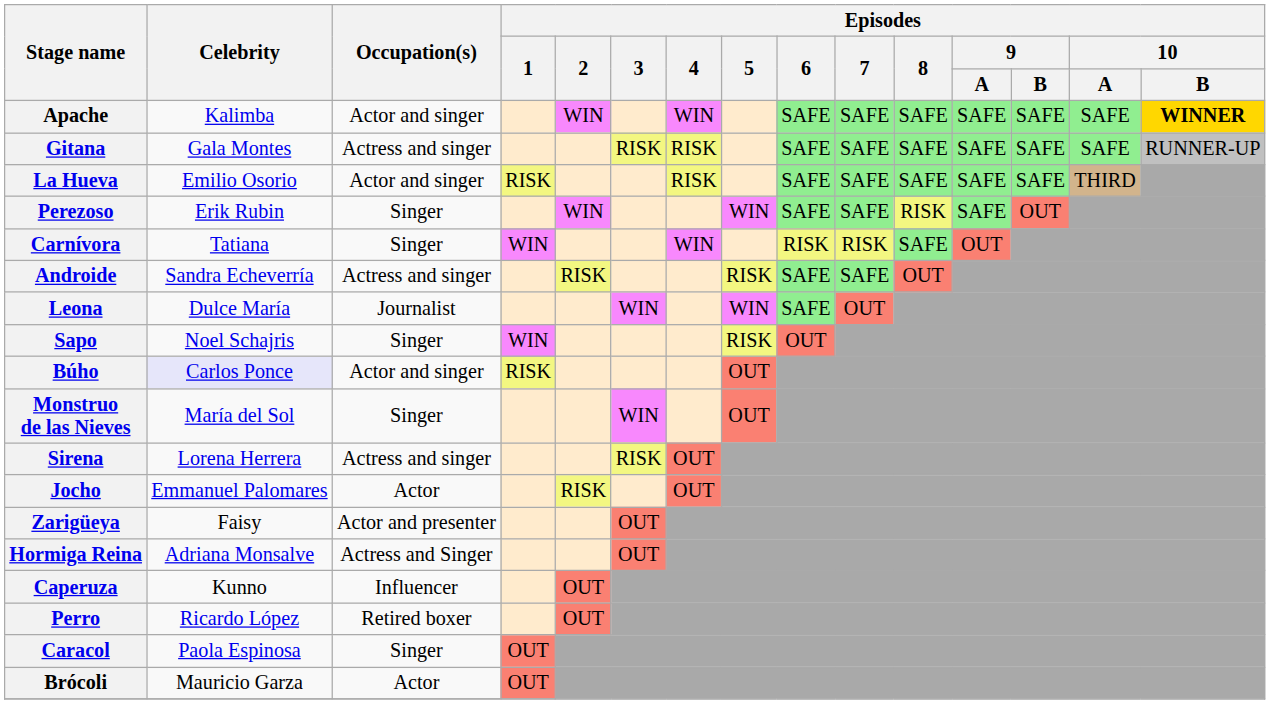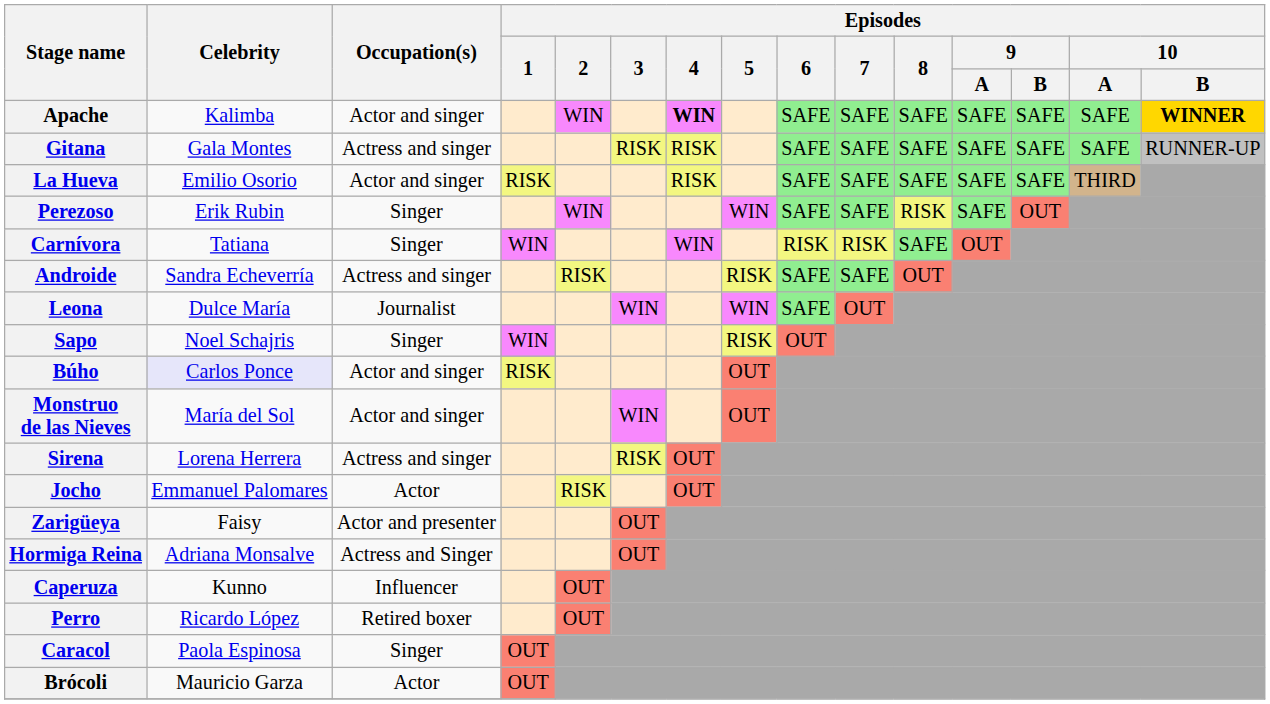(694, 116) normal -> (694, 116) bold
(416, 415) Singer -> (416, 415) Actor and singer
